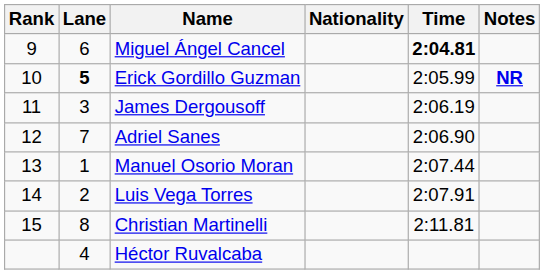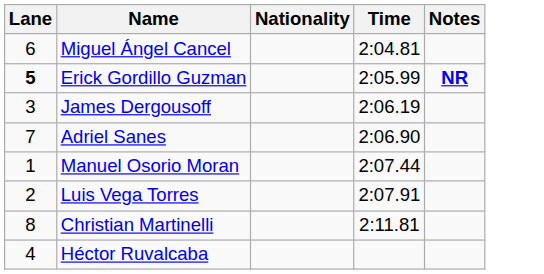- column: (32, 19)
(444, 48) bold -> (389, 48) normal
